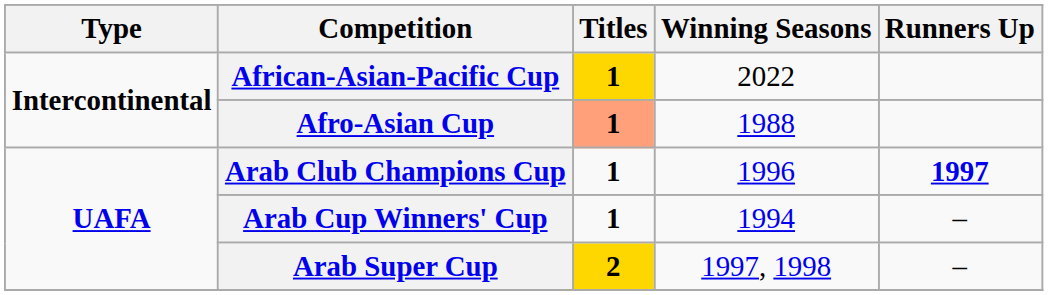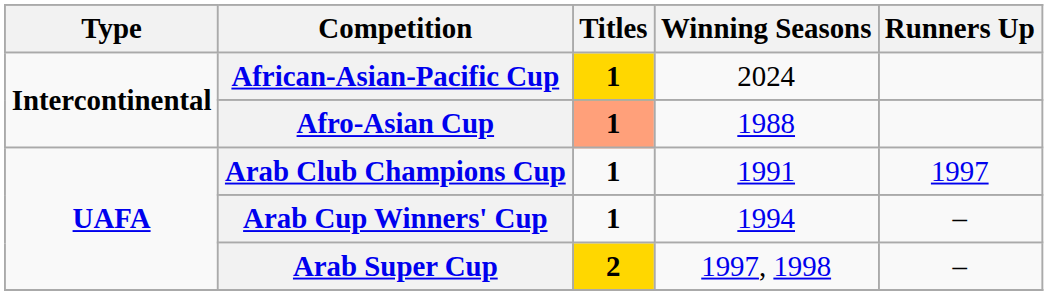(766, 76) 2022 -> (766, 76) 2024
(766, 171) 1996 -> (766, 171) 1991
(960, 171) bold -> (960, 171) normal
